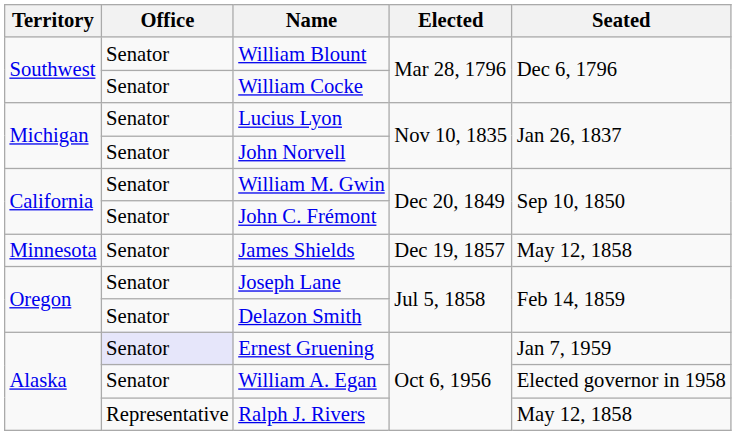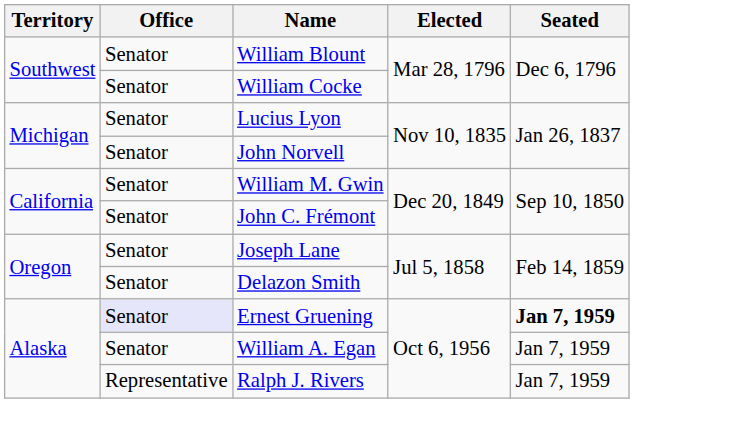- row: (296, 250)
(564, 348) normal -> (565, 315) bold
(621, 380) Elected governor in 1958 -> (563, 348) Jan 7, 1959
(574, 413) May 12, 1858 -> (563, 380) Jan 7, 1959
